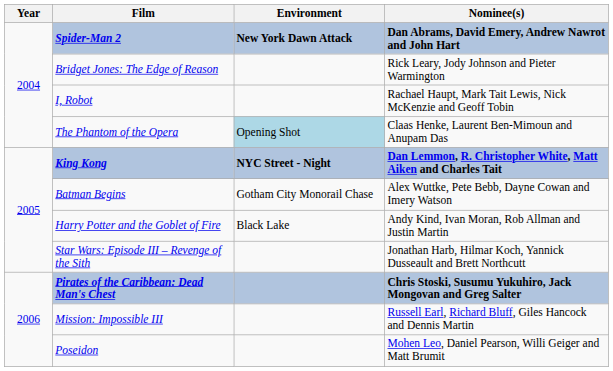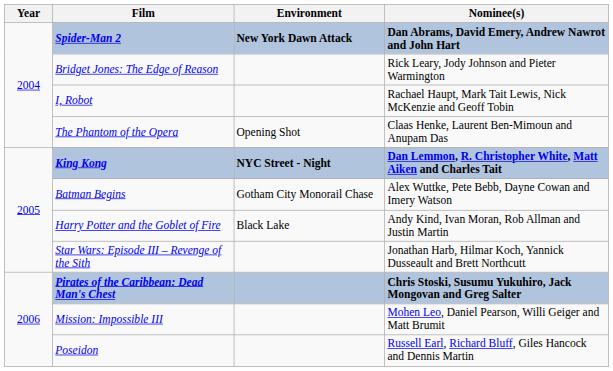(268, 132) lightblue background -> (268, 132) no background
(487, 319) Russell Earl, Richard Bluff, Giles Hancock and Dennis Martin -> (493, 319) Mohen Leo, Daniel Pearson, Willi Geiger and Matt Brumit
(493, 350) Mohen Leo, Daniel Pearson, Willi Geiger and Matt Brumit -> (487, 350) Russell Earl, Richard Bluff, Giles Hancock and Dennis Martin
